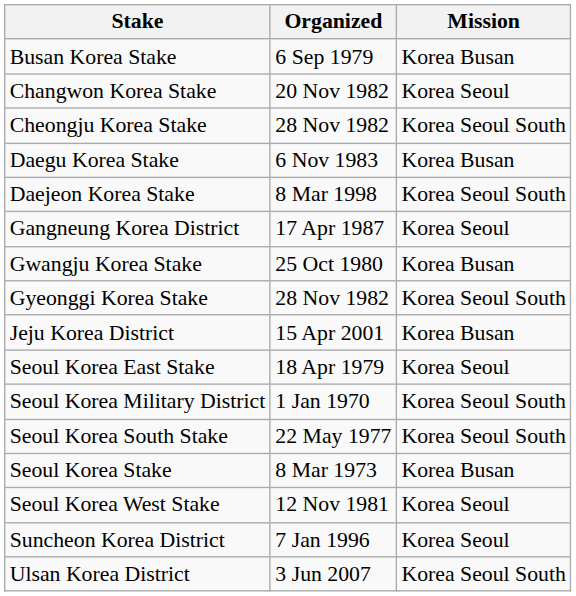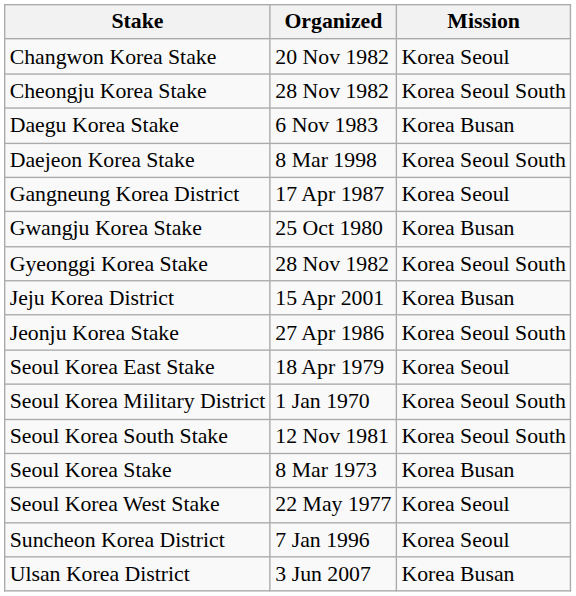- row: (93, 56)
+ row: (94, 332)
(333, 435) 22 May 1977 -> (332, 435) 12 Nov 1981
(332, 504) 12 Nov 1981 -> (333, 504) 22 May 1977
(484, 573) Korea Seoul South -> (458, 573) Korea Busan
